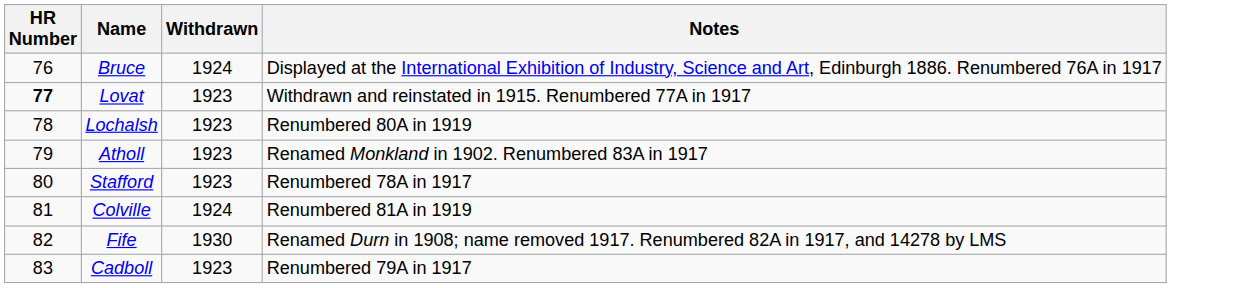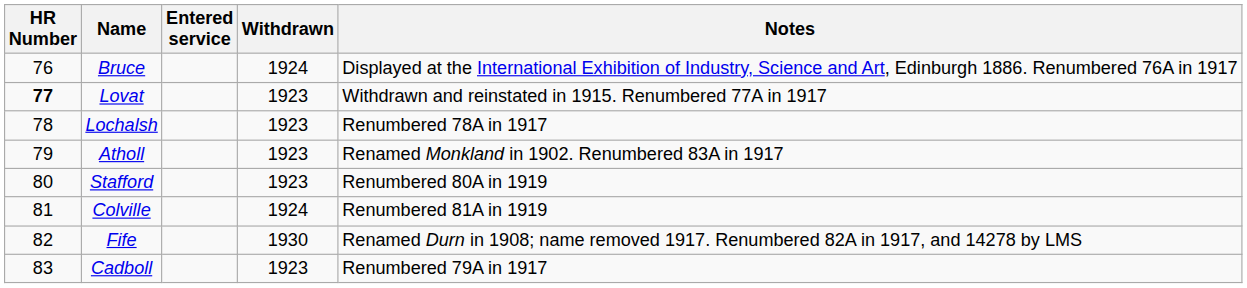+ column: (200, 29)
(369, 125) Renumbered 80A in 1919 -> (445, 125) Renumbered 78A in 1917
(369, 182) Renumbered 78A in 1917 -> (445, 182) Renumbered 80A in 1919
